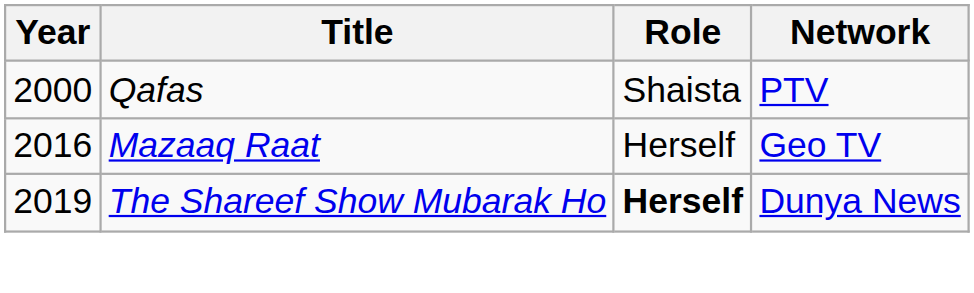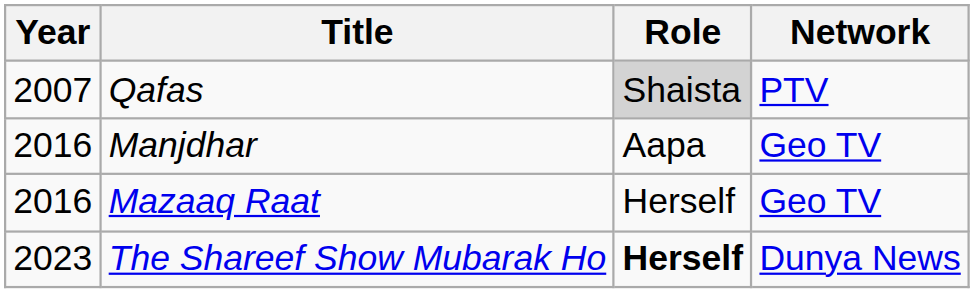(53, 88) 2000 -> (53, 88) 2007
(682, 88) no background -> (682, 88) lightgrey background
+ row: (183, 145)
(53, 201) 2019 -> (53, 257) 2023
